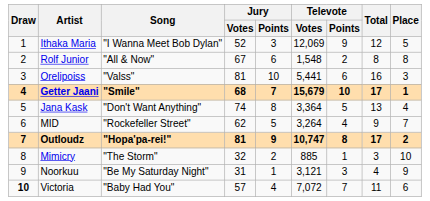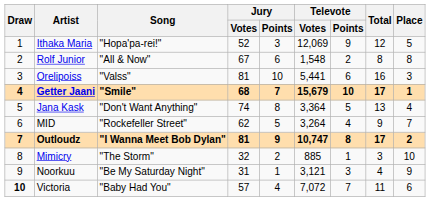(163, 44) "I Wanna Meet Bob Dylan" -> (130, 44) "Hopa'pa-rei!"
(137, 140) "Hopa'pa-rei!" -> (163, 140) "I Wanna Meet Bob Dylan"
